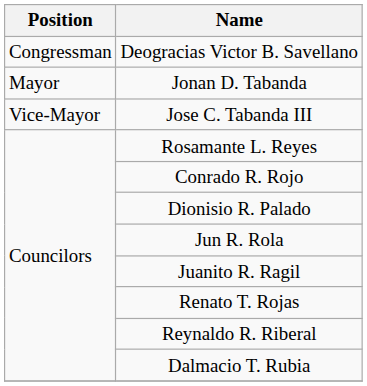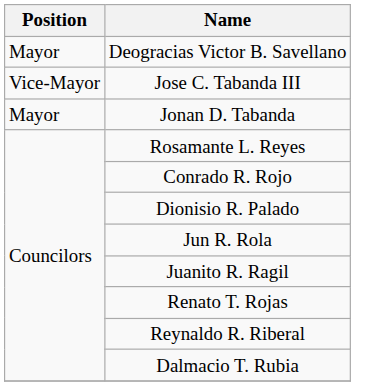(60, 52) Congressman -> (34, 52) Mayor
rows swapped: (239, 83) <-> (239, 114)
